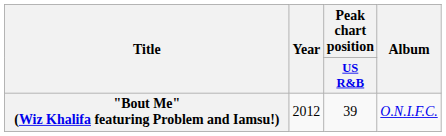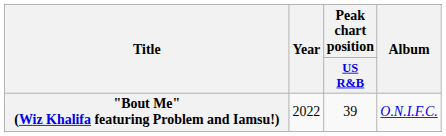(306, 112) 2012 -> (306, 112) 2022
